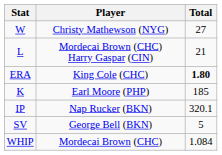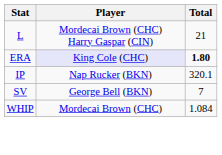- row: (20, 29)
(111, 74) no background -> (111, 58) lavender background
- row: (20, 91)
(201, 125) 5 -> (201, 91) 7
